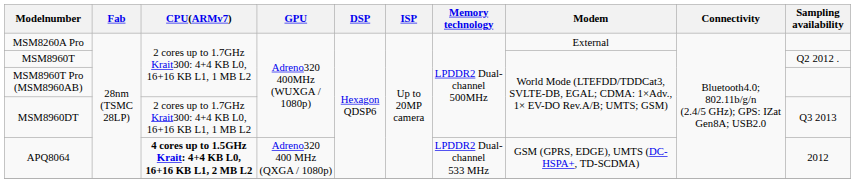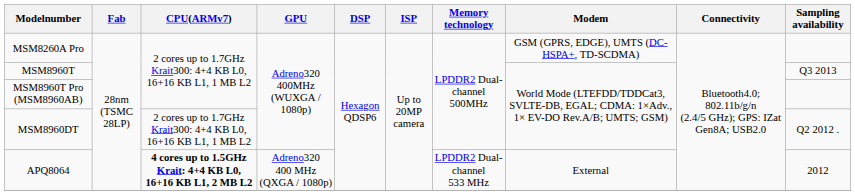(591, 42) External -> (591, 48) GSM (GPRS, EDGE), UMTS (DC-HSPA+, TD-SCDMA)
(818, 59) Q2 2012 . -> (818, 71) Q3 2013
(818, 117) Q3 2013 -> (818, 129) Q2 2012 .
(591, 158) GSM (GPRS, EDGE), UMTS (DC-HSPA+, TD-SCDMA) -> (591, 170) External
